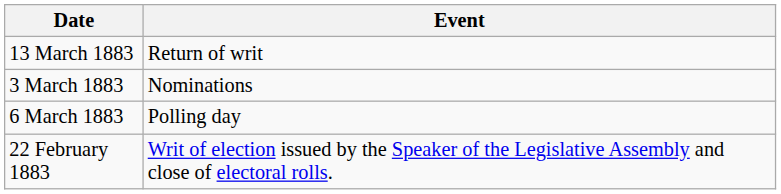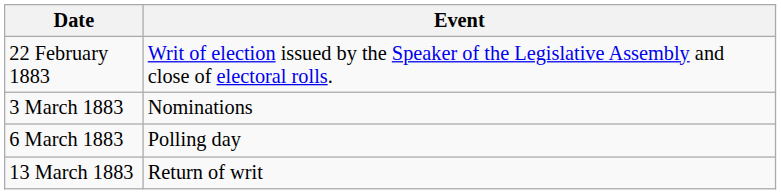rows swapped: (59, 160) <-> (71, 52)
